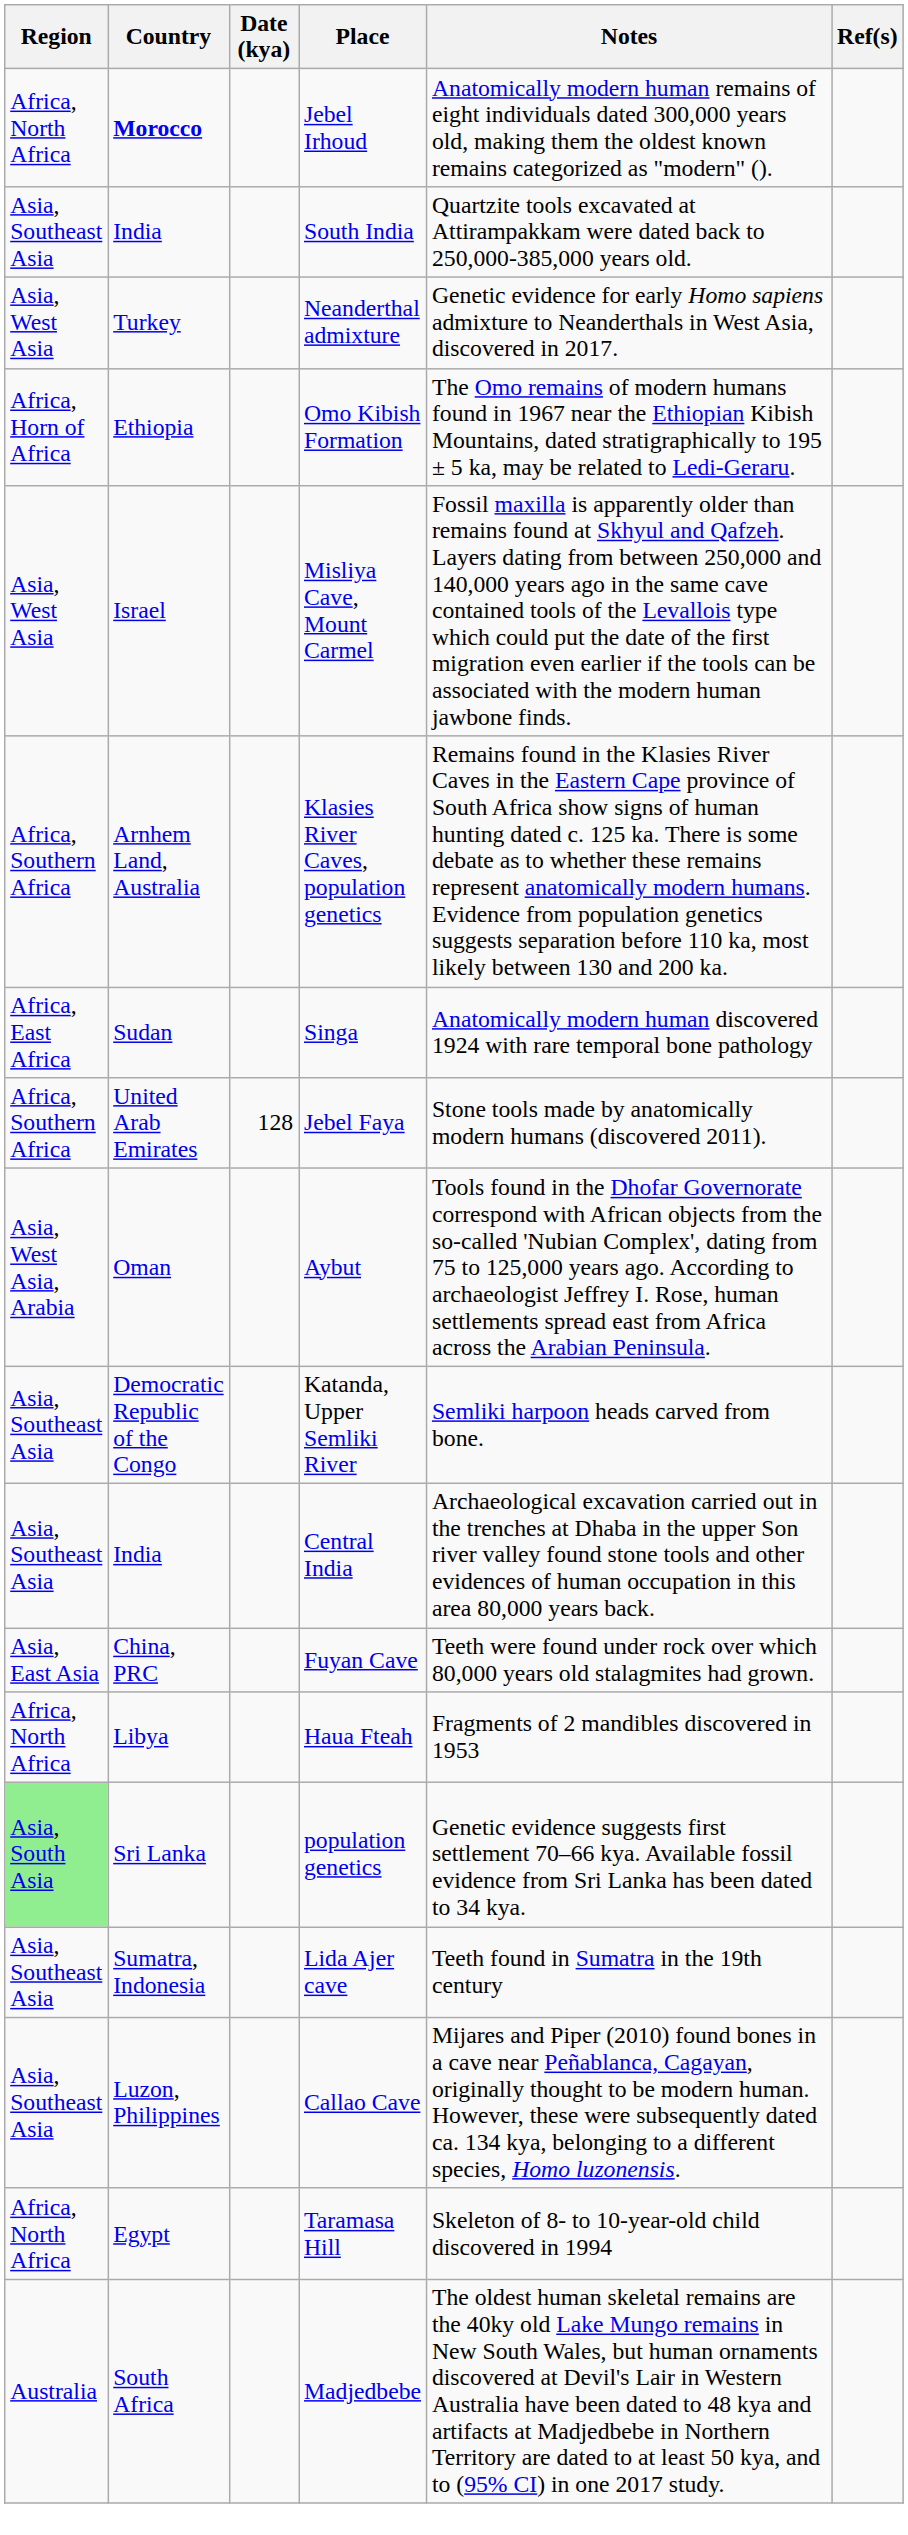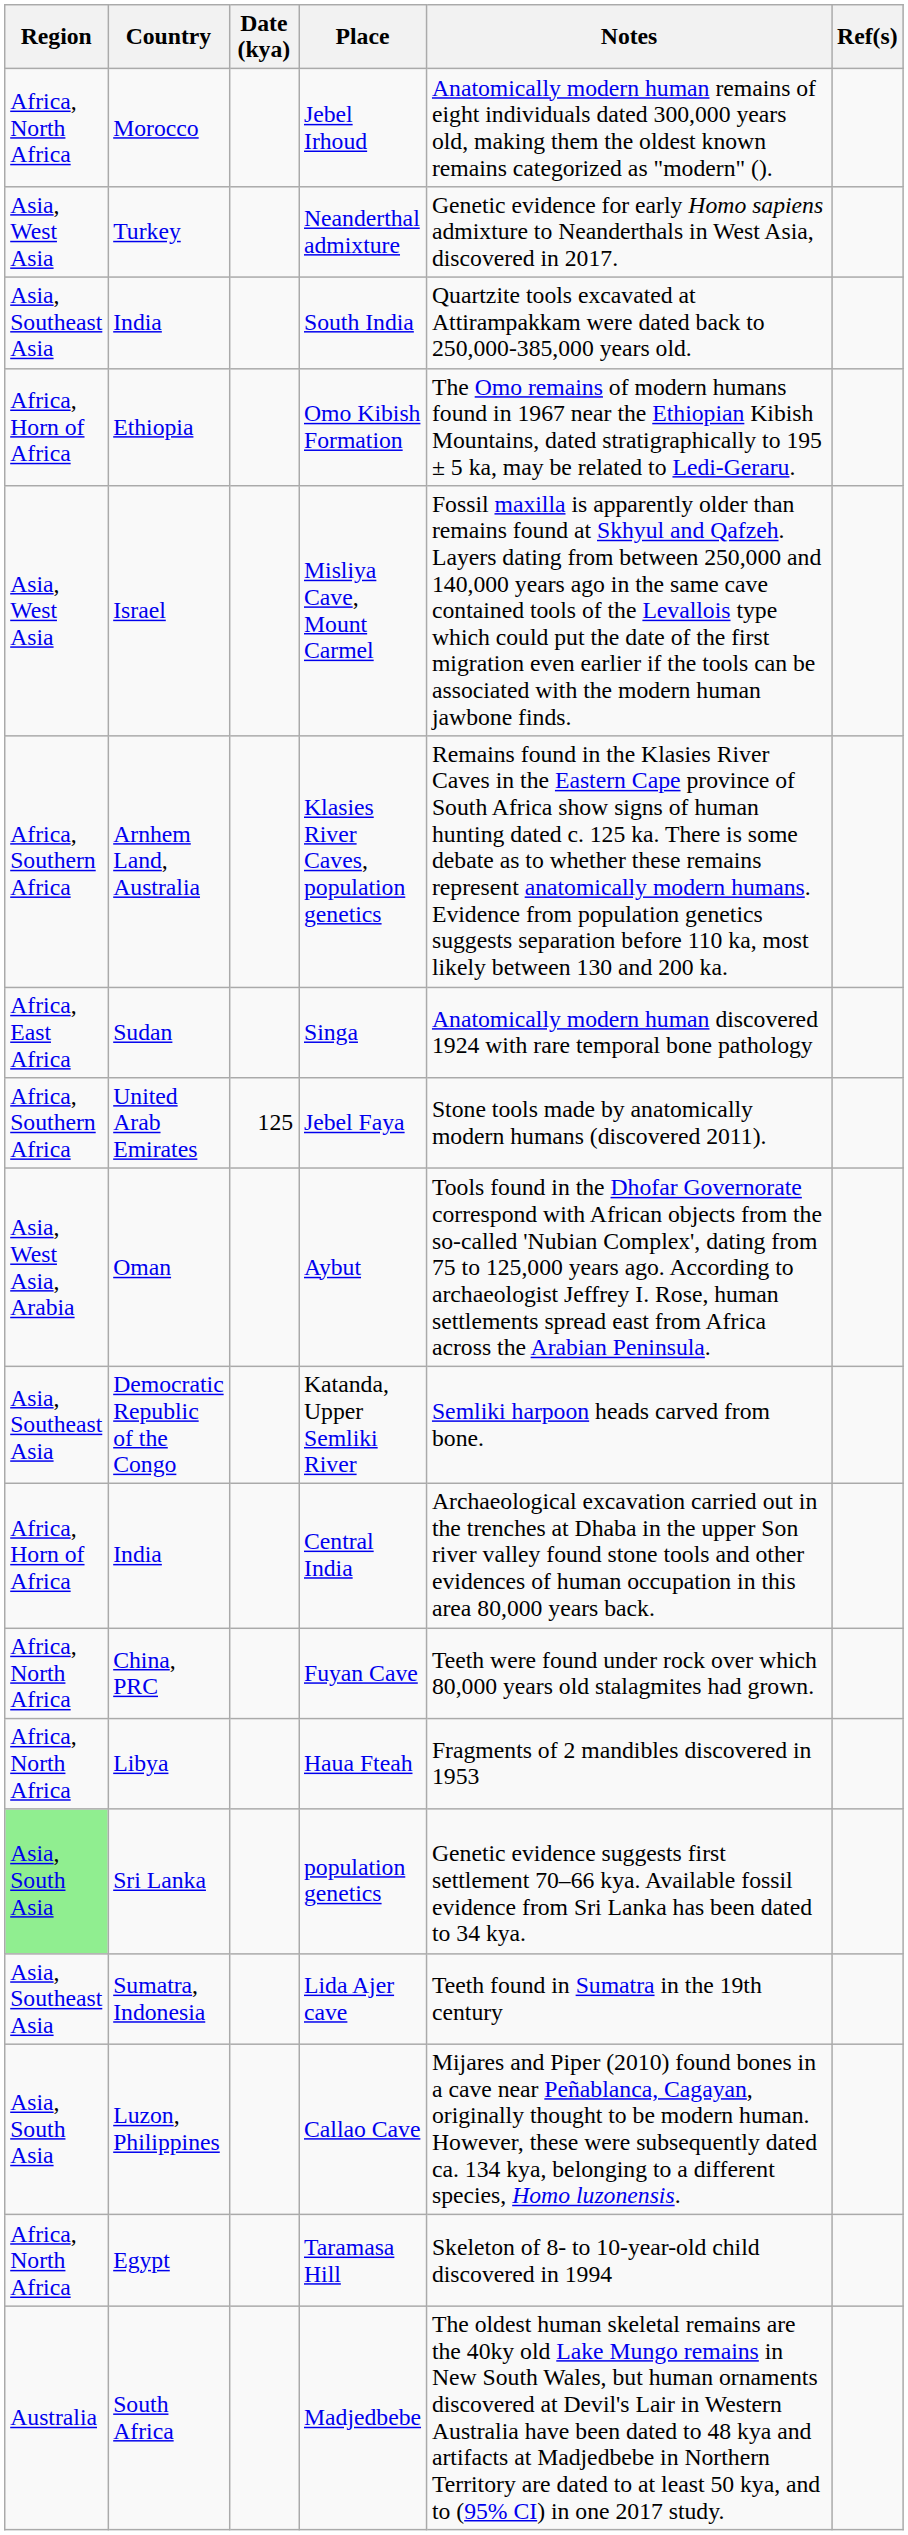(158, 127) bold -> (156, 127) normal
rows swapped: (362, 322) <-> (359, 231)
(275, 1122) 128 -> (275, 1122) 125
(56, 1555) Asia, Southeast Asia -> (47, 1555) Africa, Horn of Africa
(55, 1659) Asia, East Asia -> (43, 1672) Africa, North Africa
(56, 2102) Asia, Southeast Asia -> (38, 2129) Asia, South Asia
